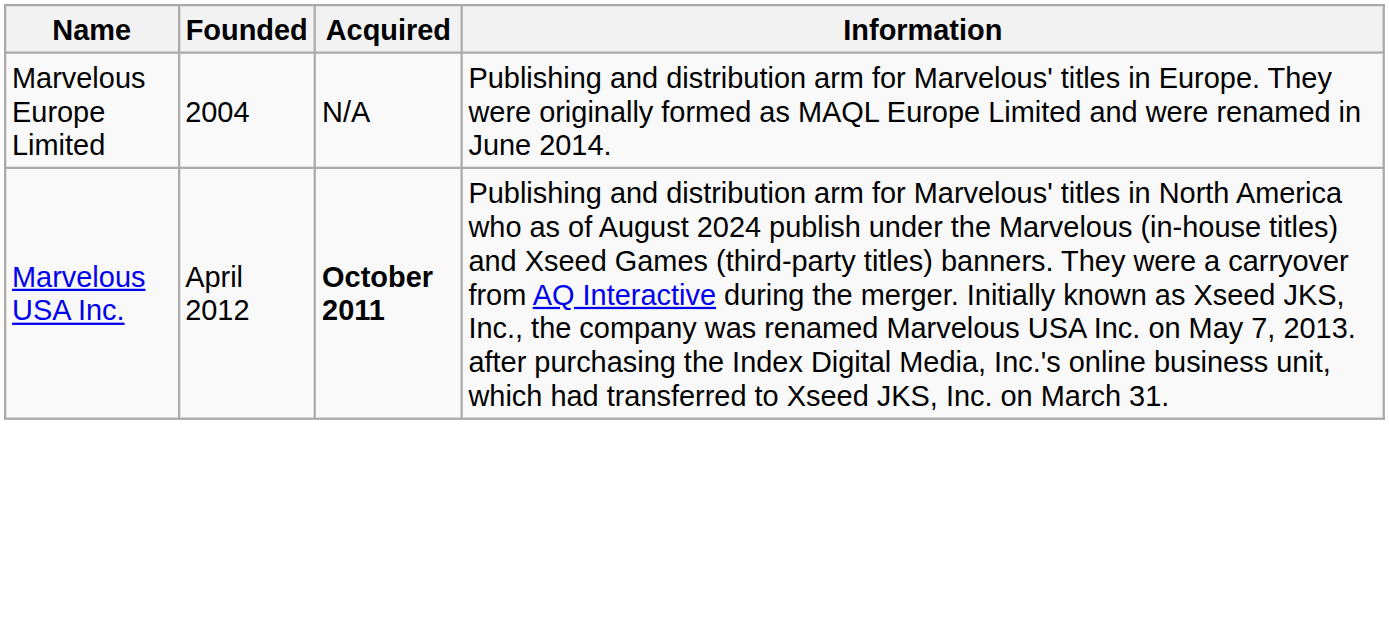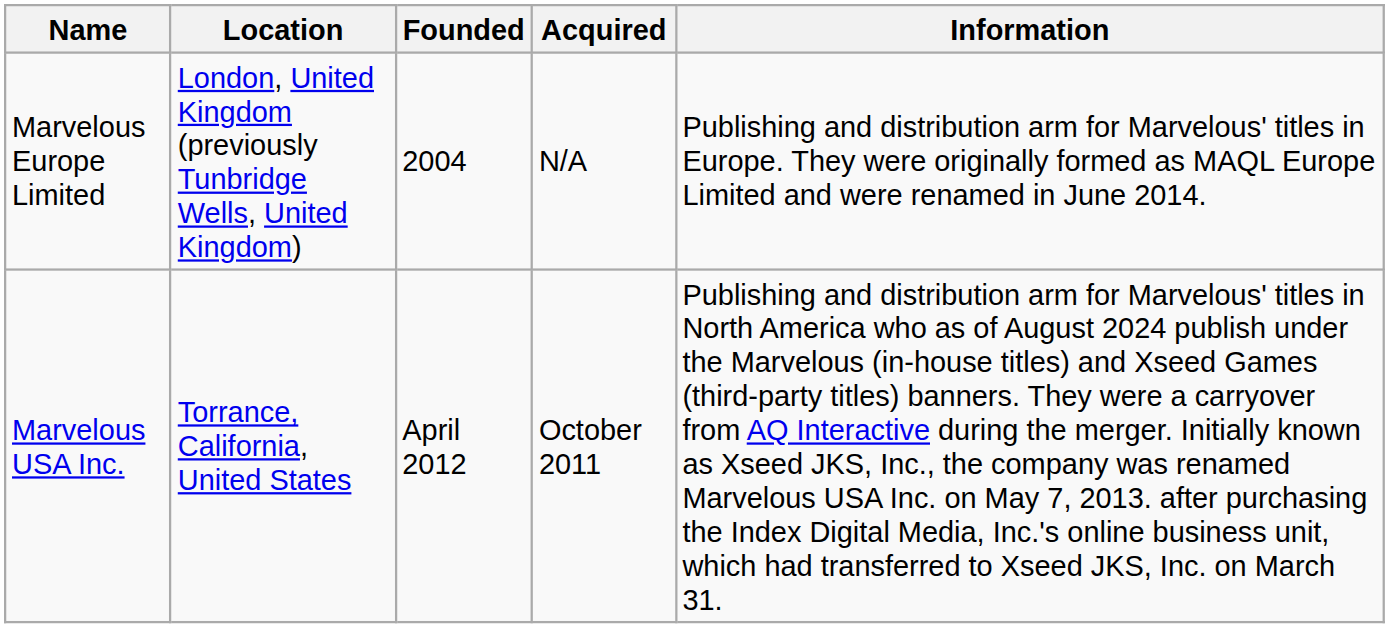+ column: (283, 29)
(378, 294) bold -> (590, 446) normal
